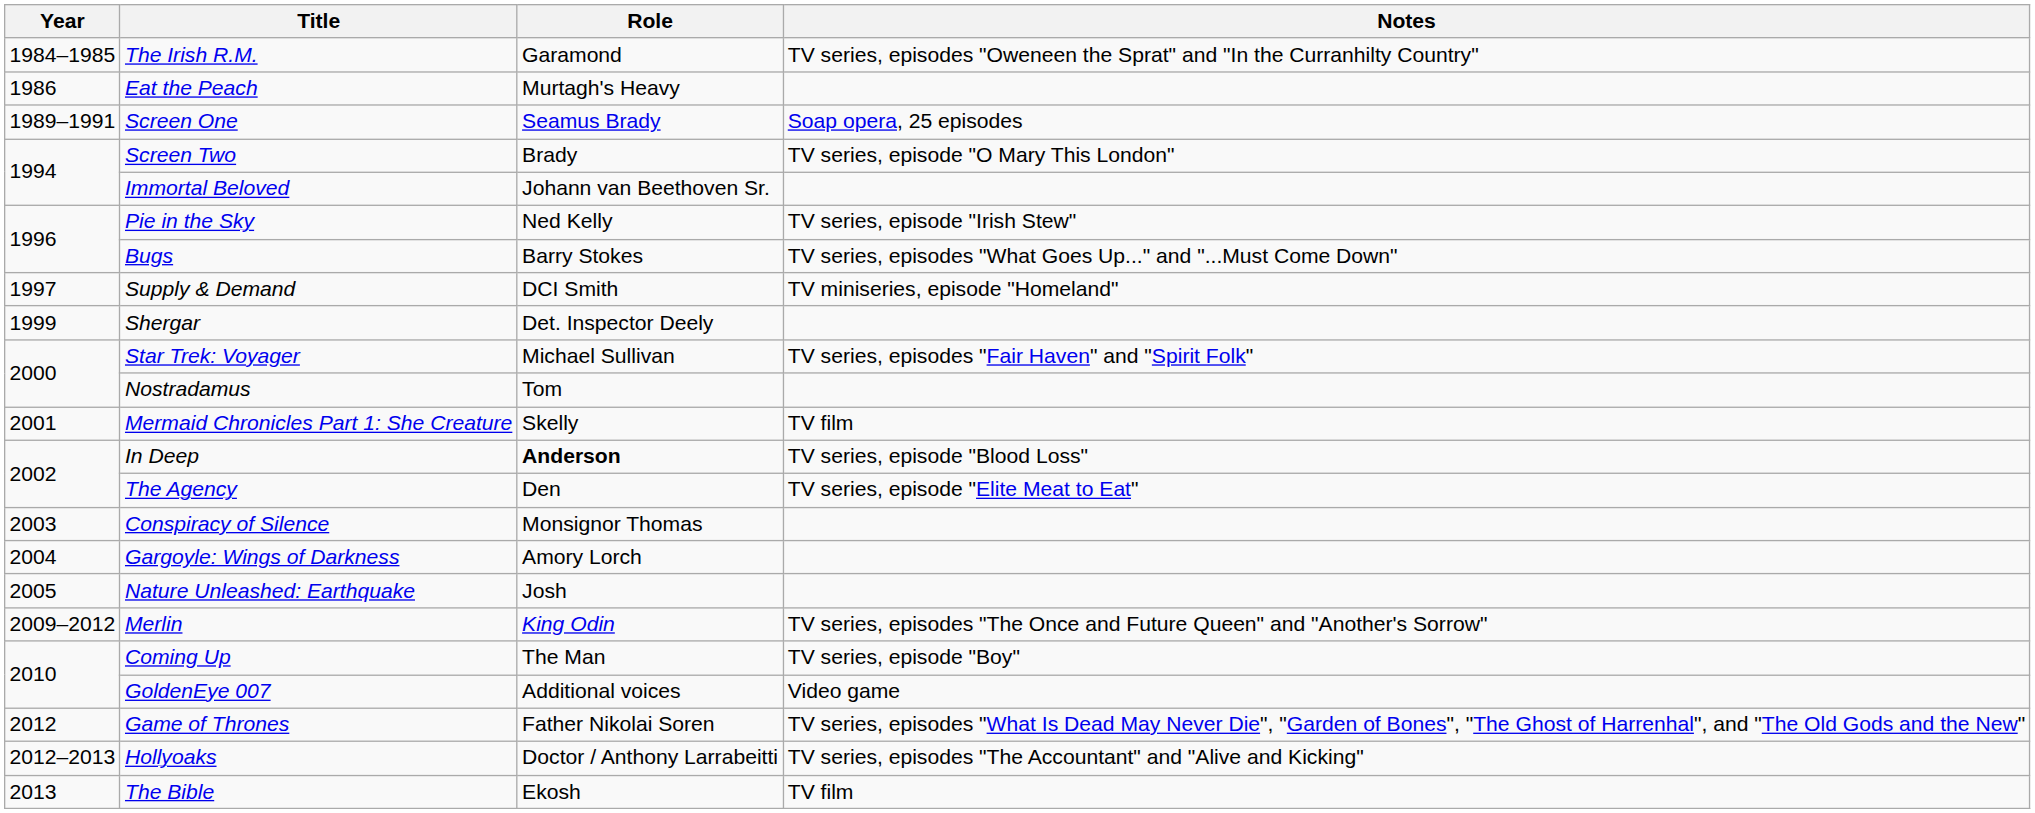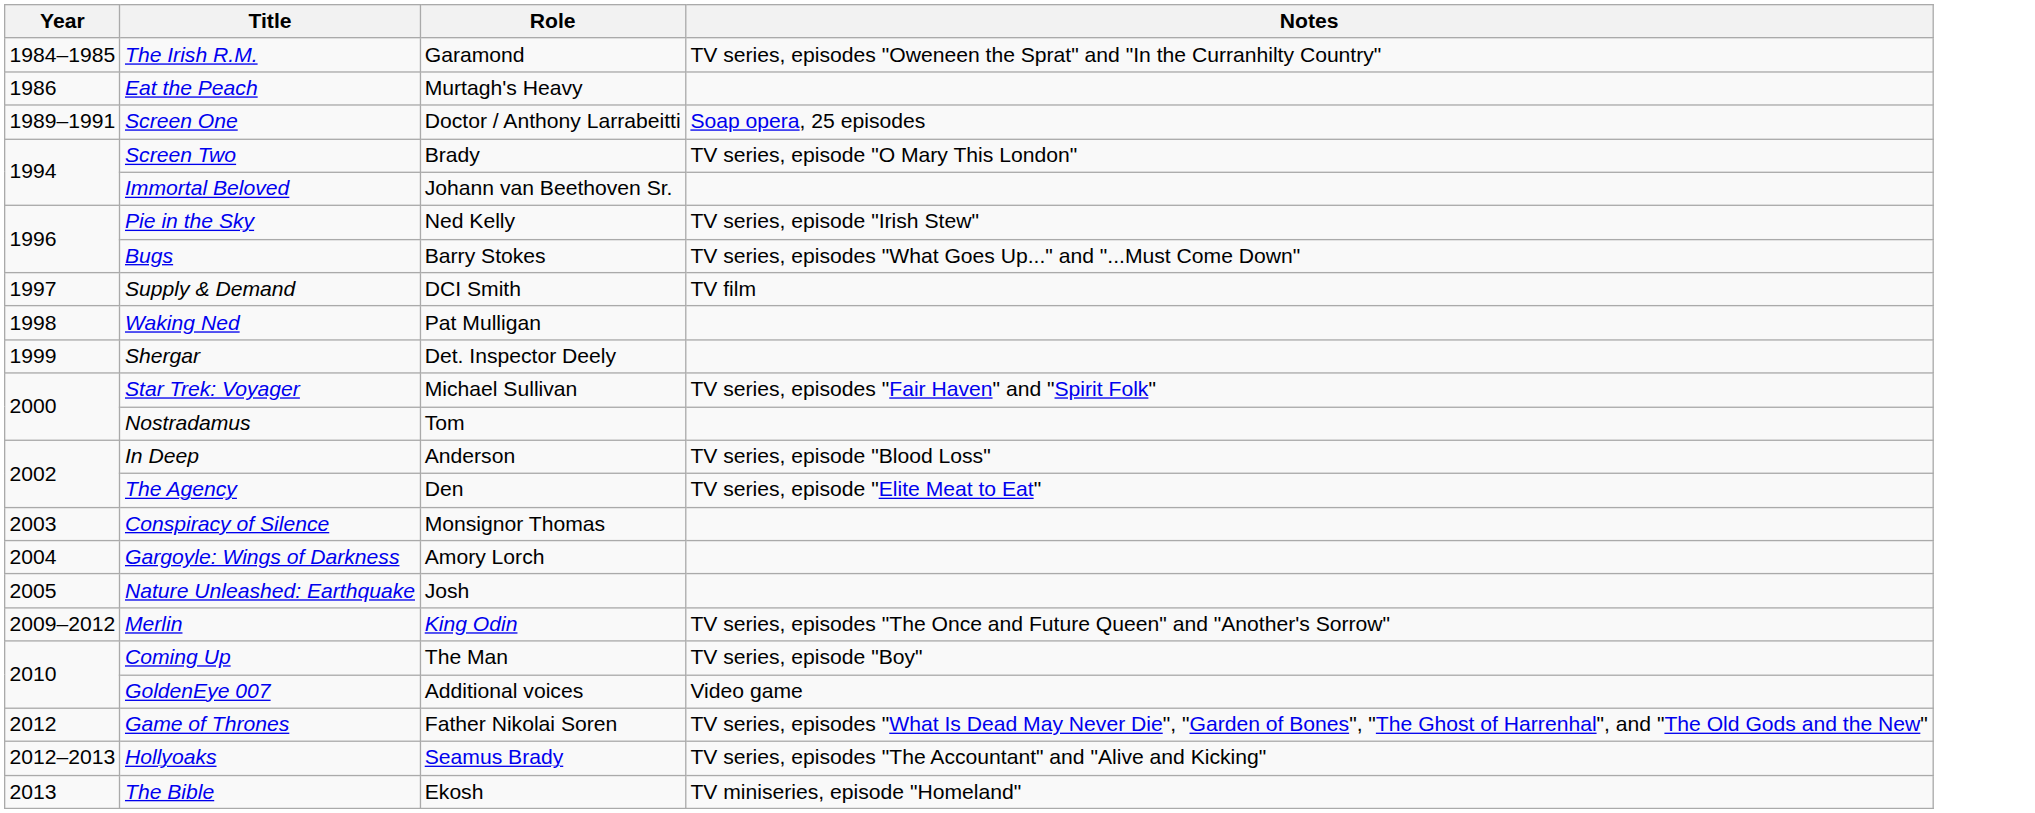(591, 121) Seamus Brady -> (553, 121) Doctor / Anthony Larrabeitti
(953, 289) TV miniseries, episode "Homeland" -> (723, 289) TV film
+ row: (182, 322)
- row: (319, 423)
(571, 456) bold -> (470, 456) normal
(650, 758) Doctor / Anthony Larrabeitti -> (494, 758) Seamus Brady
(821, 791) TV film -> (856, 791) TV miniseries, episode "Homeland"
